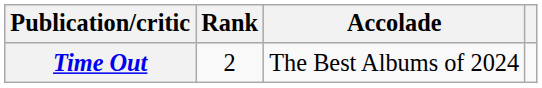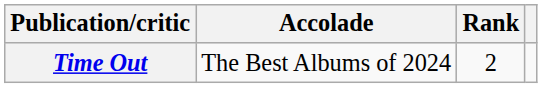columns swapped: (394, 23) <-> (230, 23)
